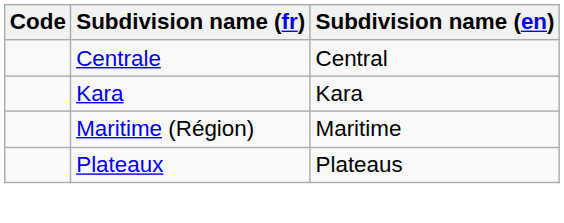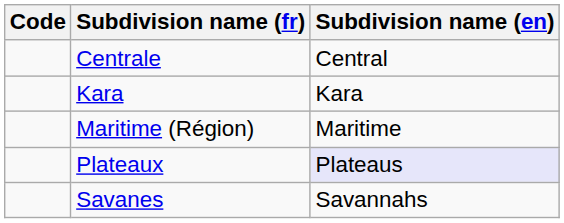(359, 164) no background -> (359, 164) lavender background
+ row: (120, 199)
